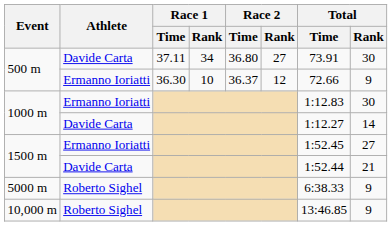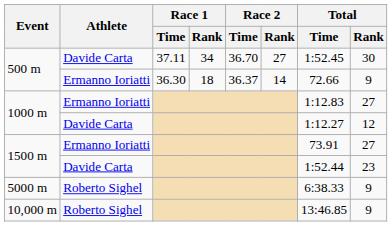(243, 58) 36.80 -> (243, 58) 36.70
(324, 58) 73.91 -> (324, 58) 1:52.45
(207, 80) 10 -> (207, 80) 18
(279, 80) 12 -> (279, 80) 14
(369, 102) 30 -> (369, 102) 27
(369, 123) 14 -> (369, 123) 12
(324, 145) 1:52.45 -> (324, 145) 73.91
(369, 166) 21 -> (369, 166) 23
